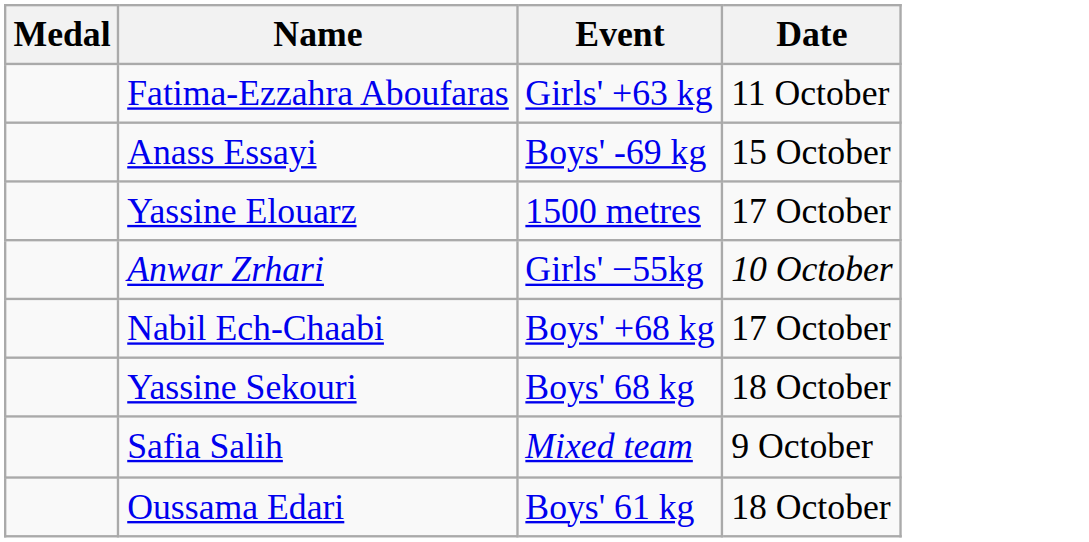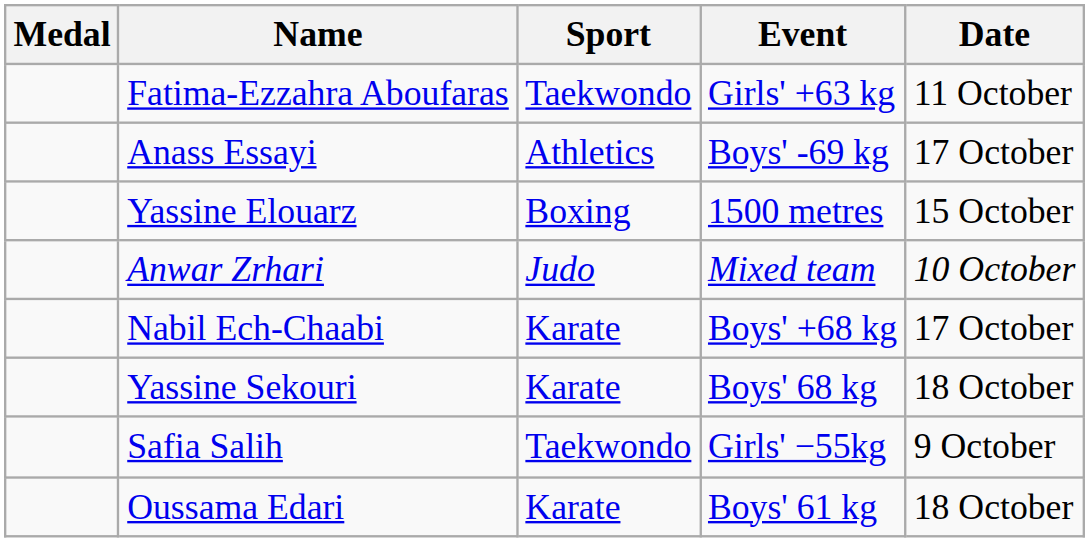+ column: (608, 34)
(811, 151) 15 October -> (994, 151) 17 October
(811, 210) 17 October -> (994, 210) 15 October
(615, 269) Girls' −55kg -> (792, 269) Mixed team
(609, 446) Mixed team -> (797, 446) Girls' −55kg
